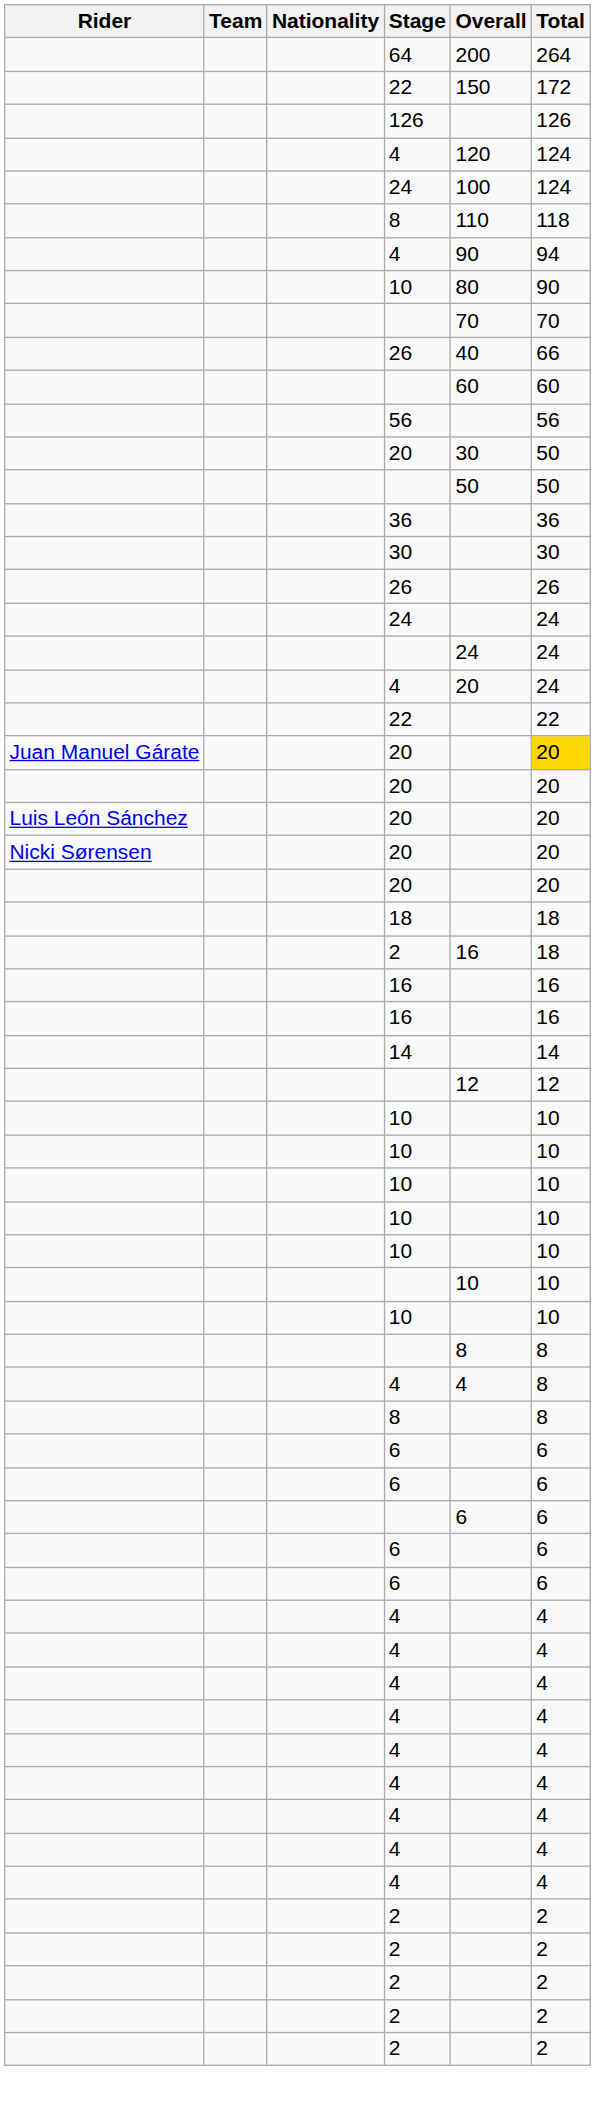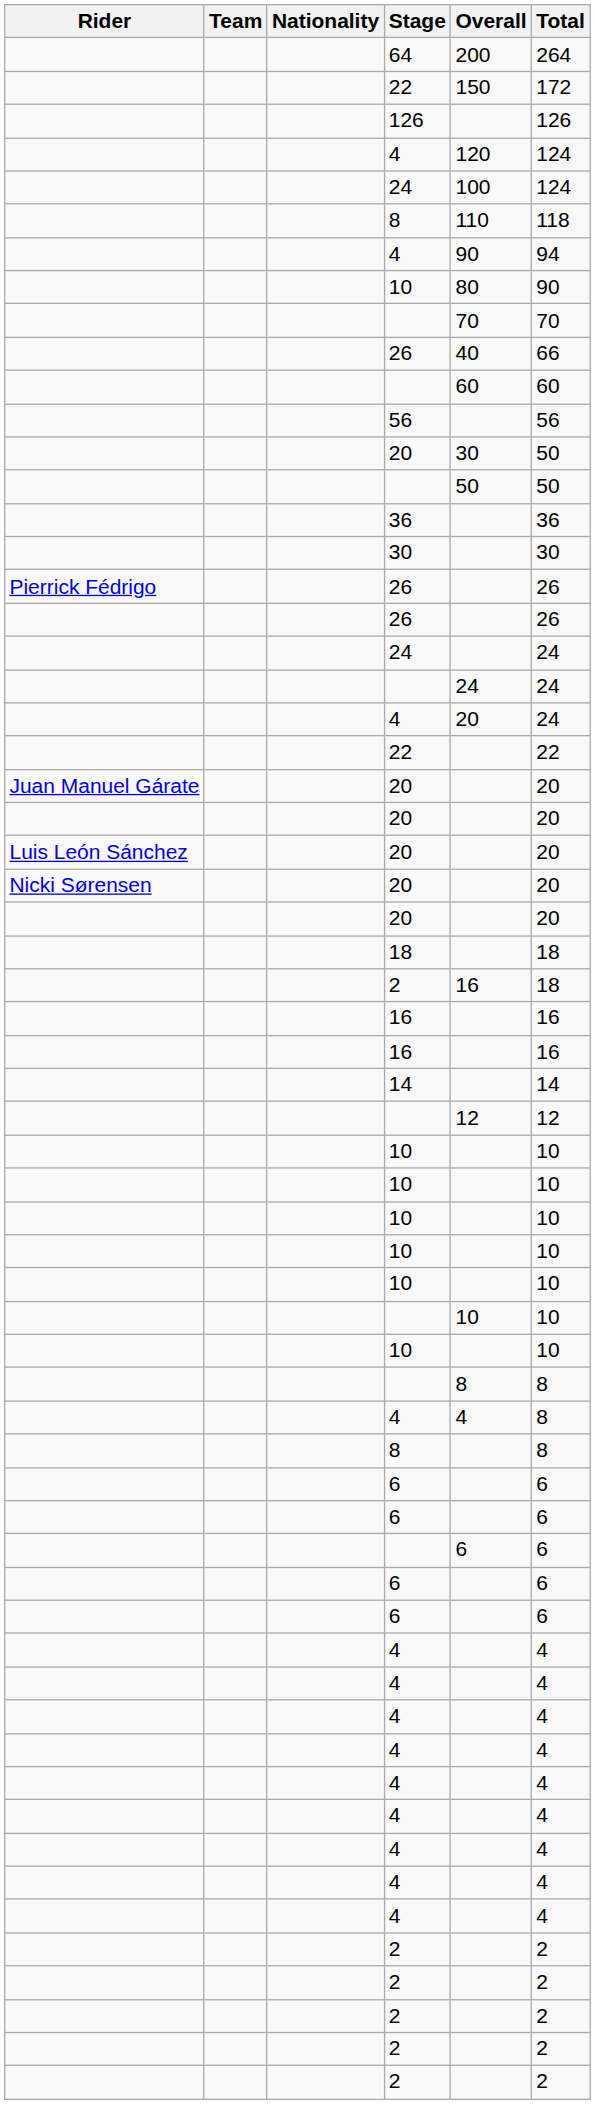+ row: (83, 586)
(548, 752) gold background -> (548, 785) no background
